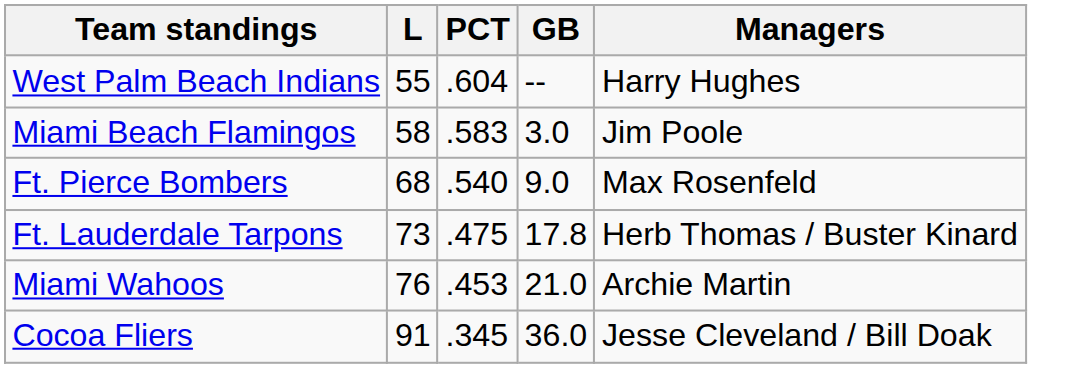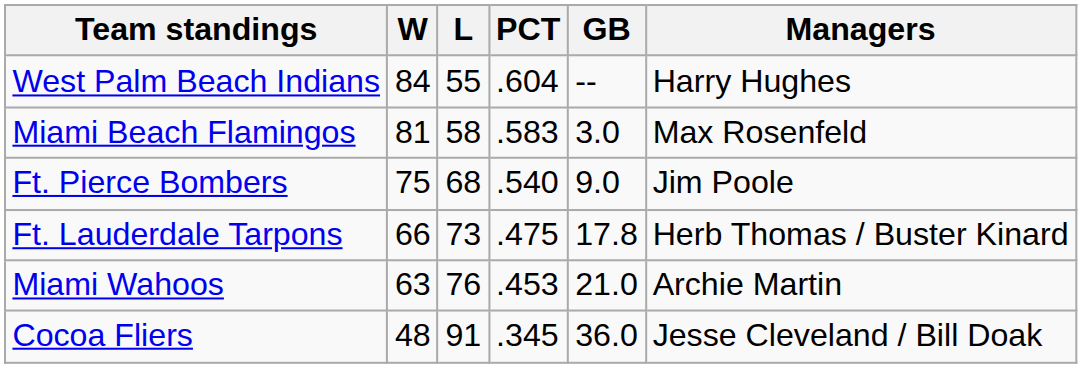+ column: (413, 30)
(673, 132) Jim Poole -> (760, 132) Max Rosenfeld
(709, 183) Max Rosenfeld -> (723, 183) Jim Poole
